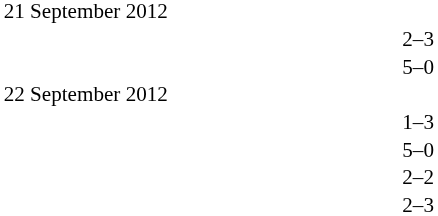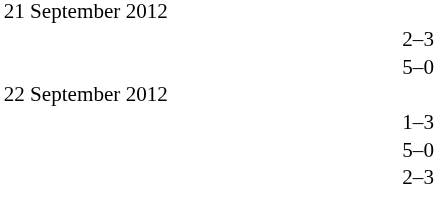- row: (175, 178)
